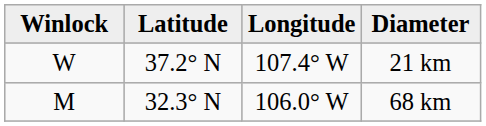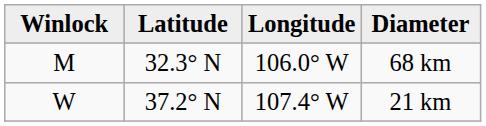rows swapped: (420, 101) <-> (420, 62)
